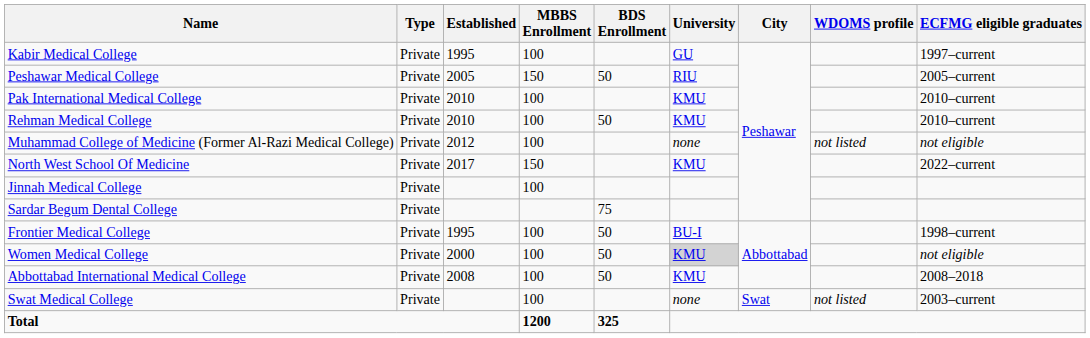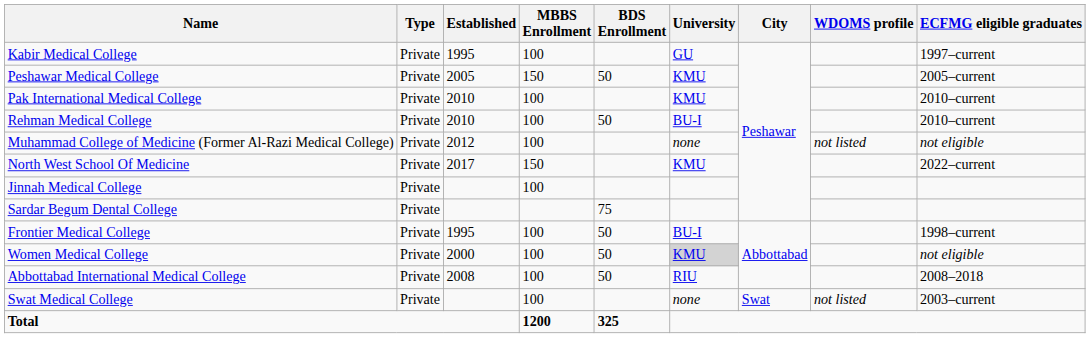(685, 76) RIU -> (689, 76) KMU
(689, 120) KMU -> (687, 120) BU-I
(689, 277) KMU -> (685, 277) RIU
